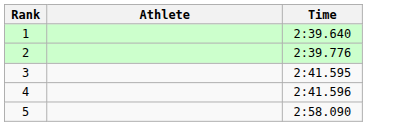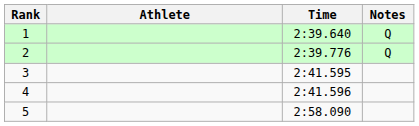+ column: (388, 14)
